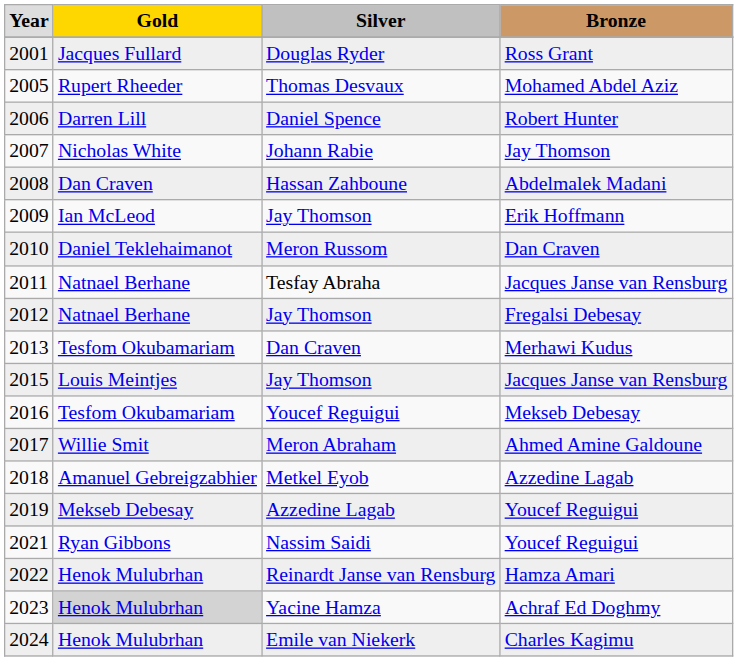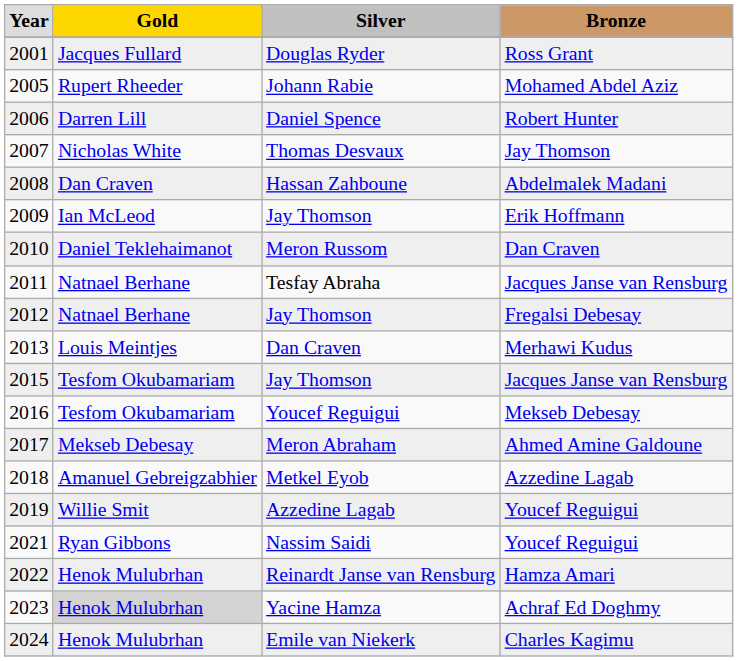(335, 86) Thomas Desvaux -> (320, 86) Johann Rabie
(320, 151) Johann Rabie -> (335, 151) Thomas Desvaux
(146, 346) Tesfom Okubamariam -> (117, 346) Louis Meintjes
(117, 379) Louis Meintjes -> (146, 379) Tesfom Okubamariam
(103, 444) Willie Smit -> (126, 444) Mekseb Debesay
(126, 509) Mekseb Debesay -> (103, 509) Willie Smit
